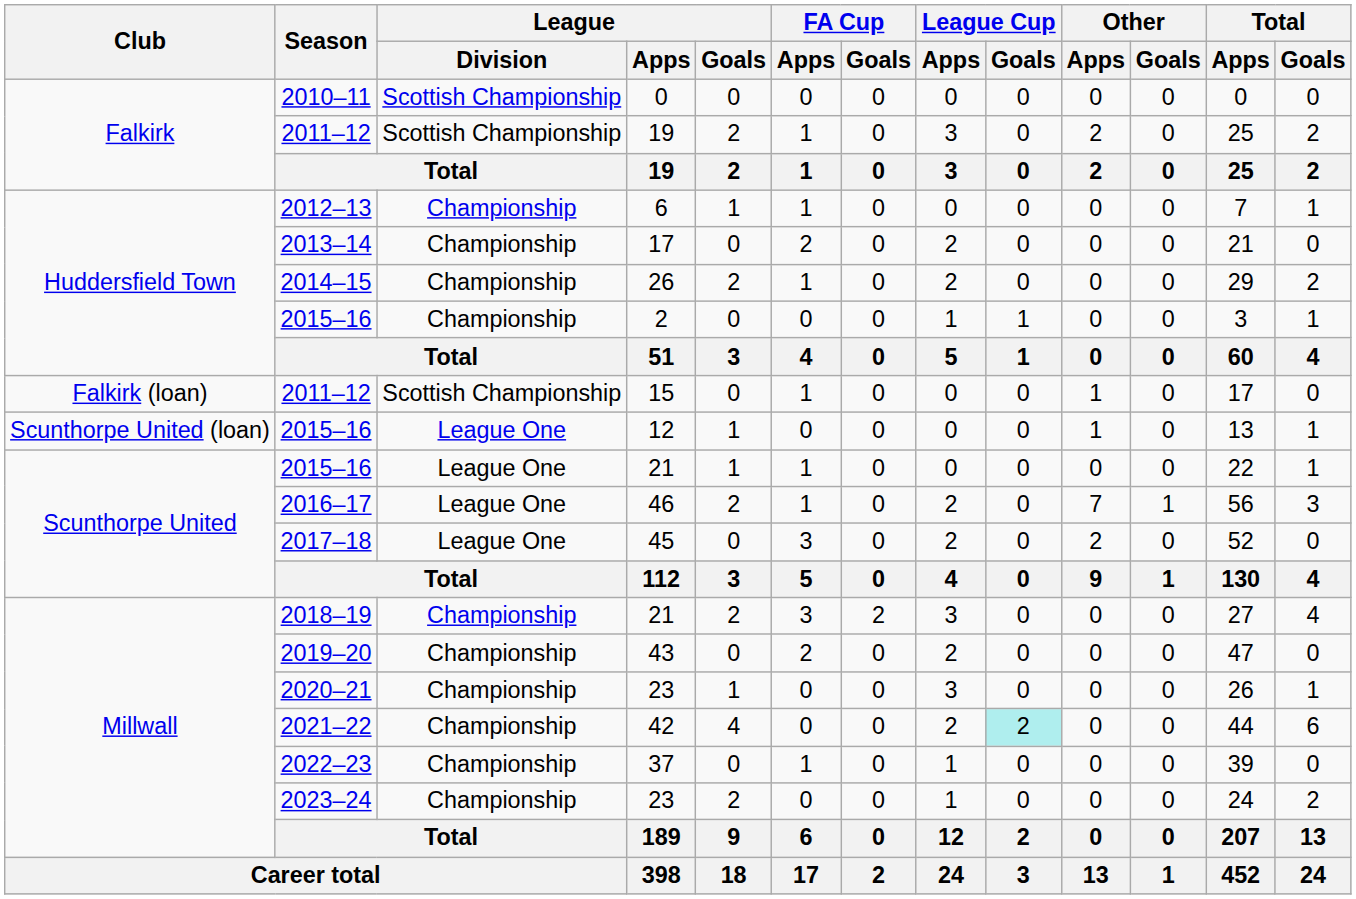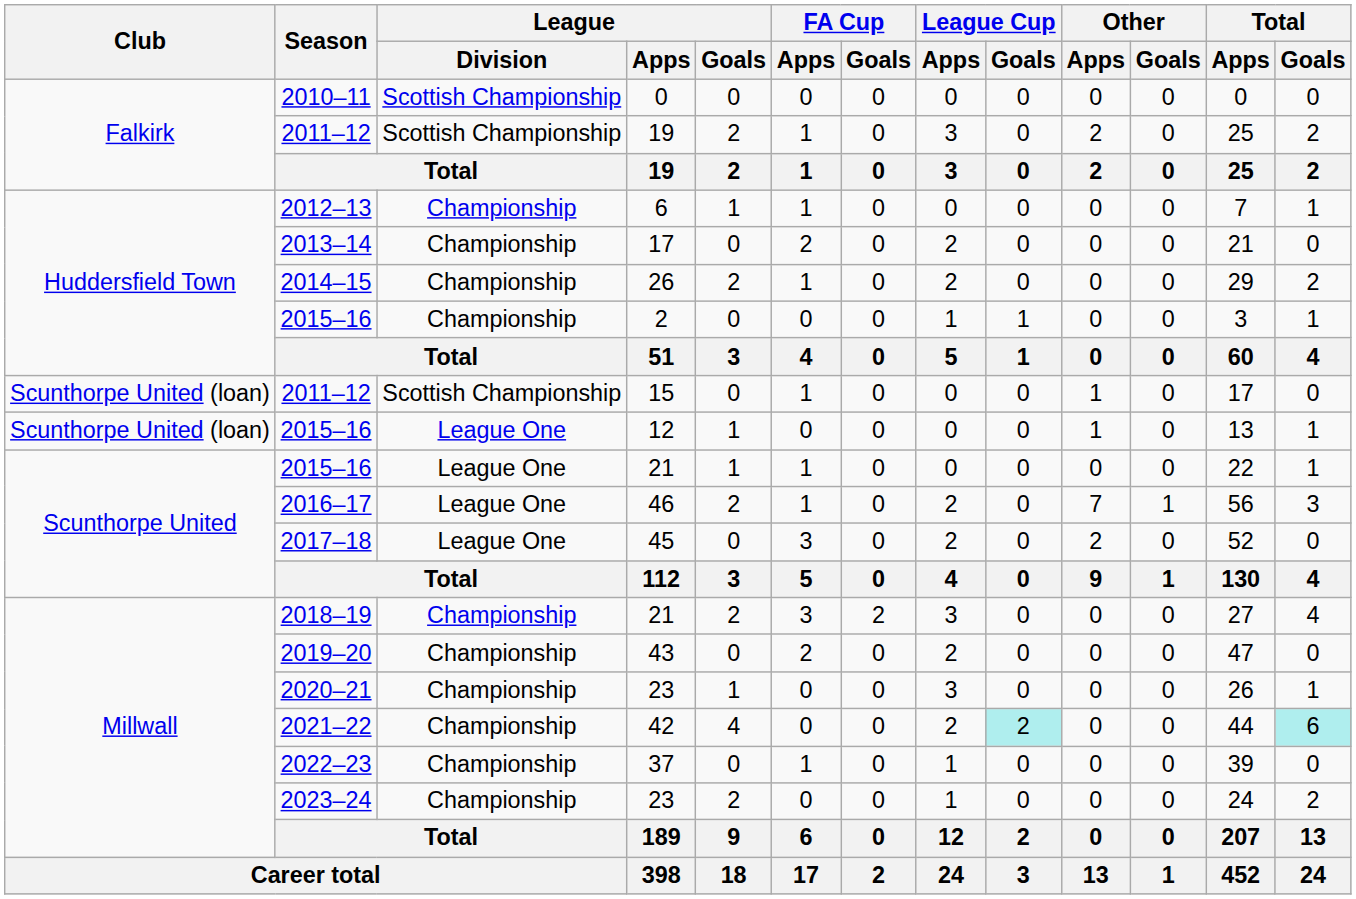(140, 393) Falkirk (loan) -> (140, 393) Scunthorpe United (loan)
(1313, 726) no background -> (1313, 726) paleturquoise background
